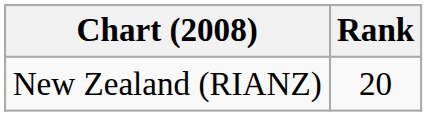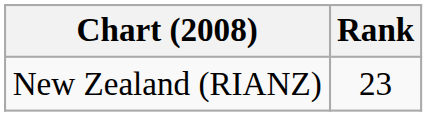(376, 83) 20 -> (376, 83) 23
